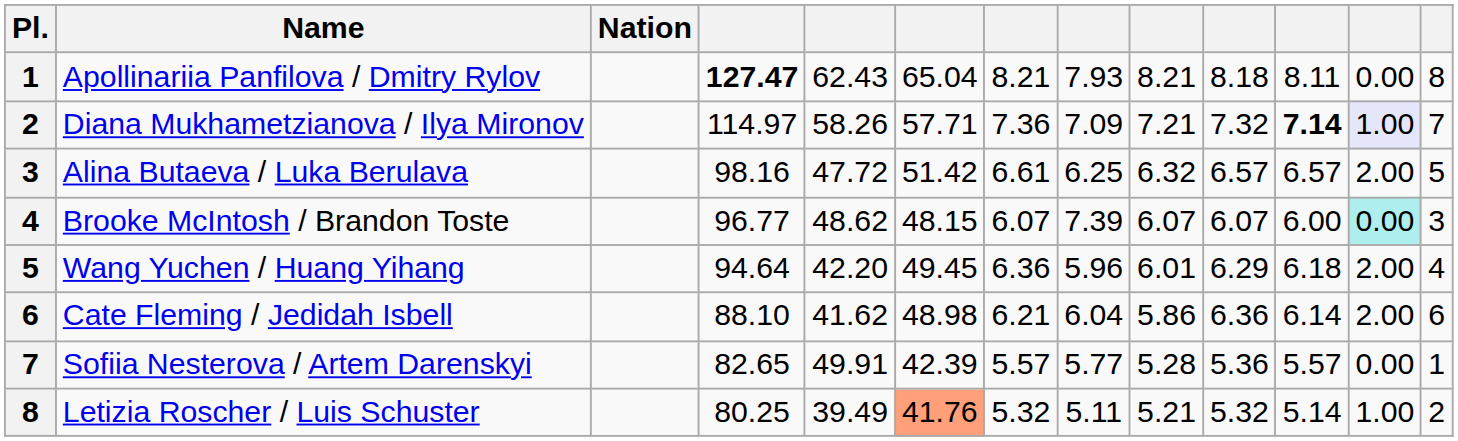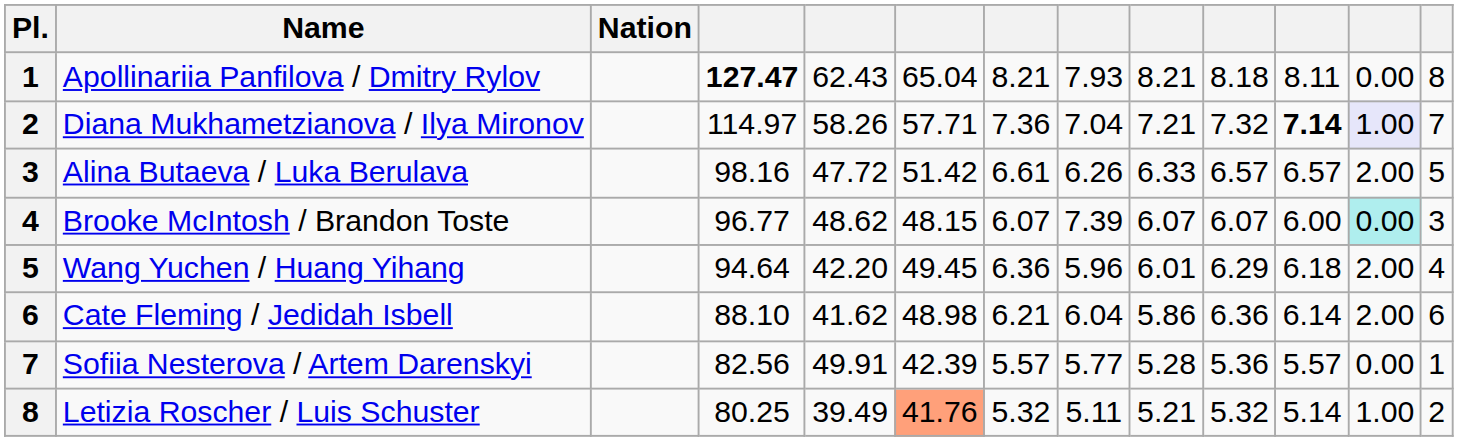(1094, 124) 7.09 -> (1094, 124) 7.04
(1094, 172) 6.25 -> (1094, 172) 6.26
(1167, 172) 6.32 -> (1167, 172) 6.33
(752, 364) 82.65 -> (752, 364) 82.56
